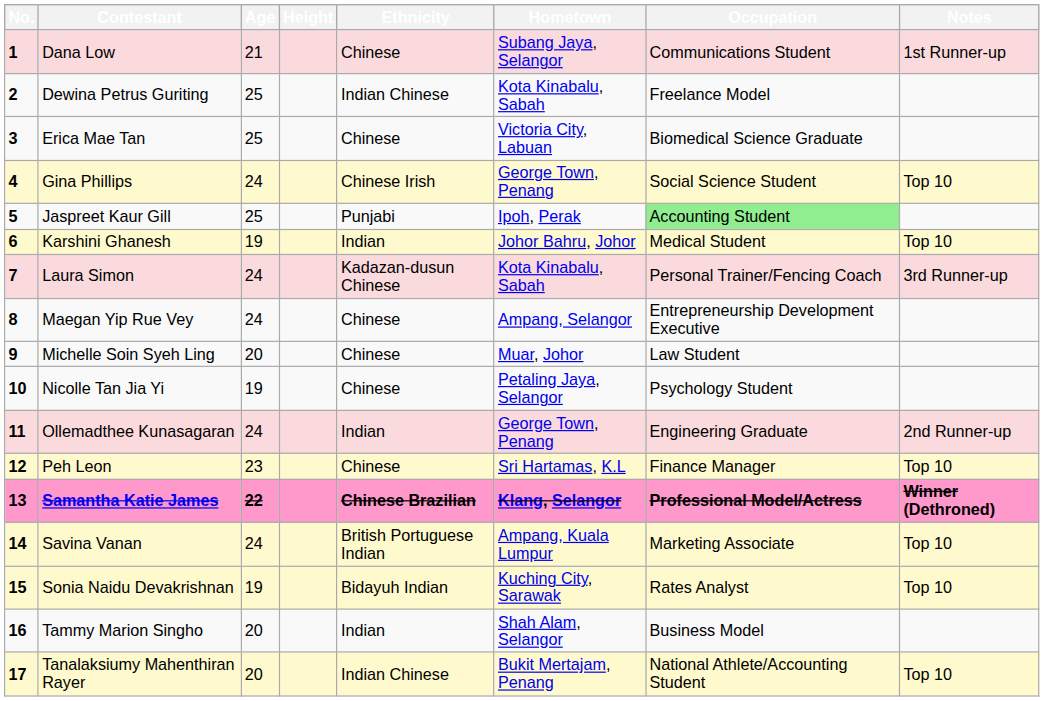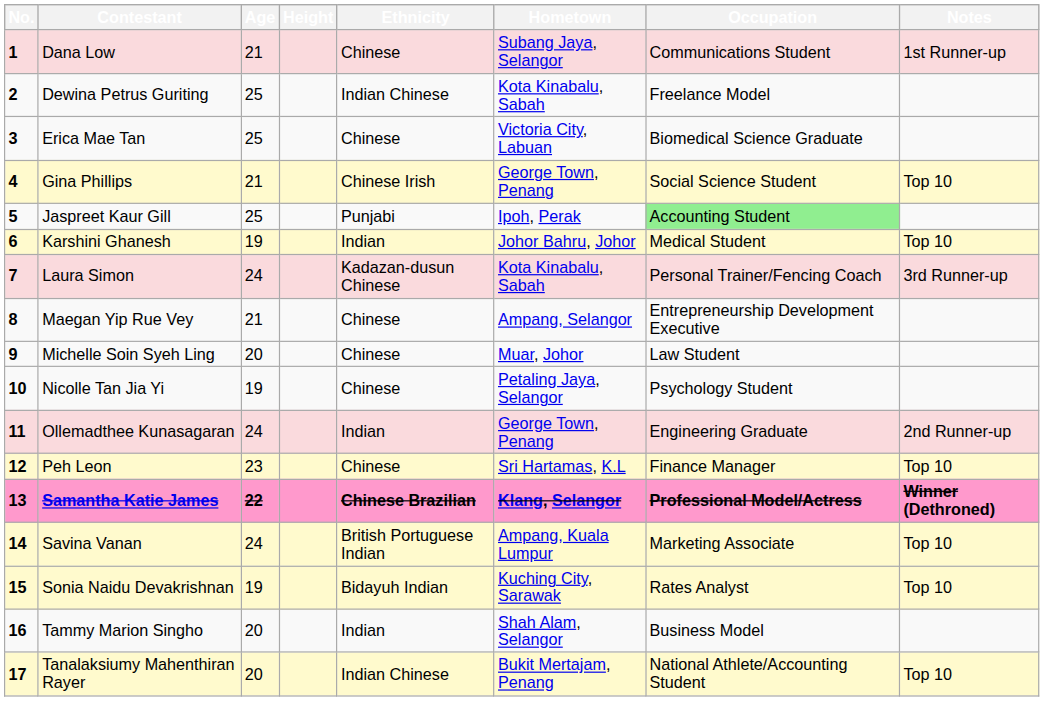(254, 181) 24 -> (254, 181) 21
(254, 319) 24 -> (254, 319) 21
